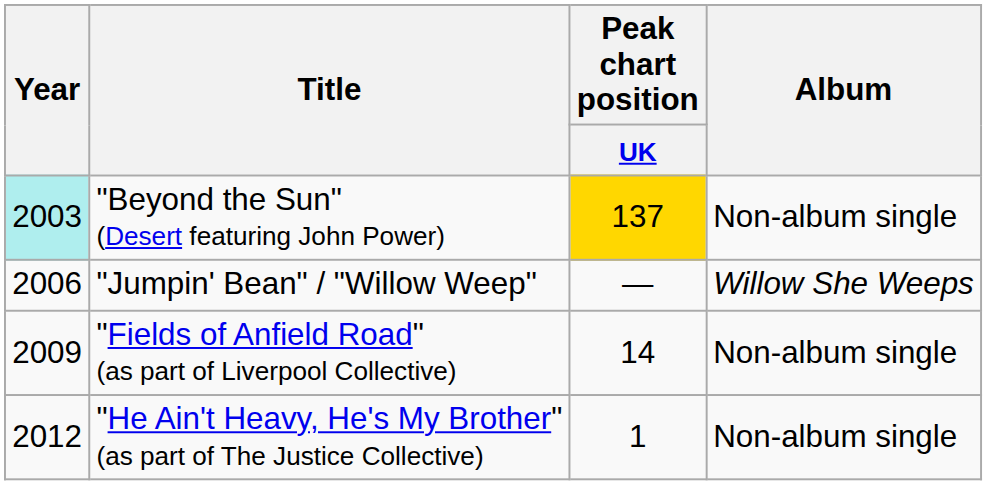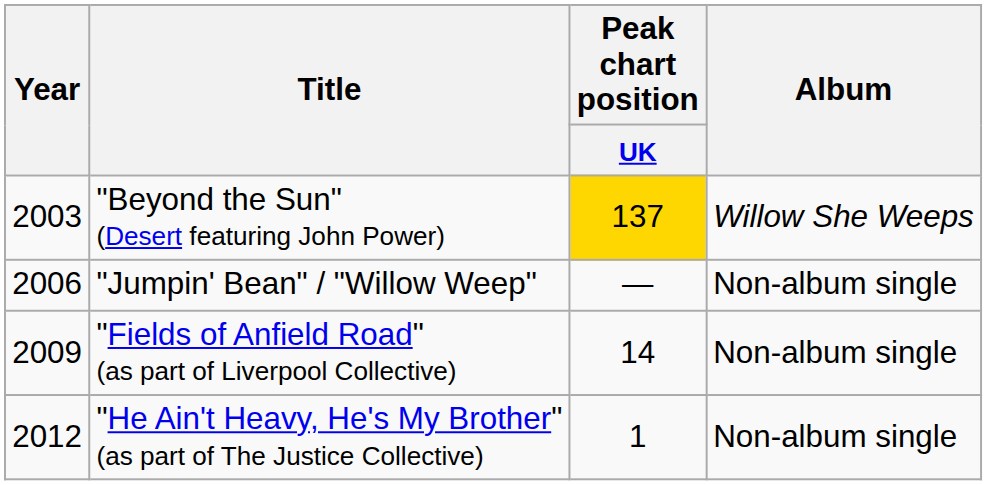(47, 217) paleturquoise background -> (47, 217) no background
(835, 217) Non-album single -> (843, 217) Willow She Weeps
(843, 284) Willow She Weeps -> (835, 284) Non-album single
